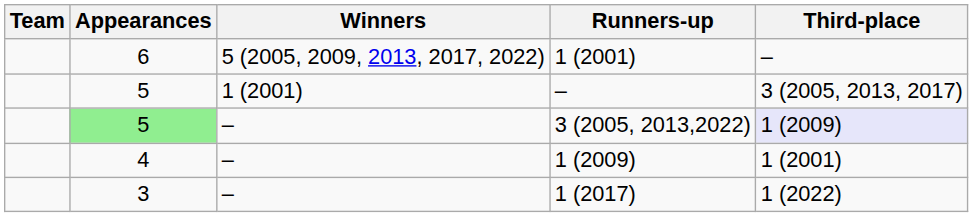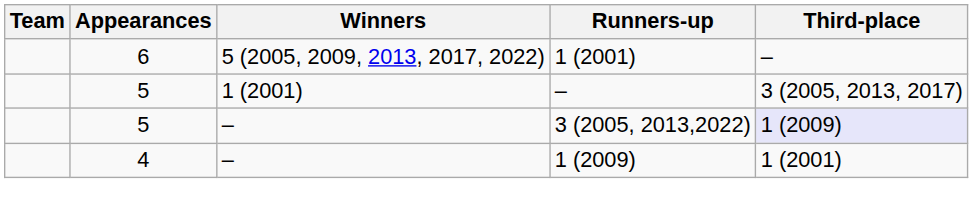(143, 125) lightgreen background -> (143, 125) no background
- row: (595, 194)
